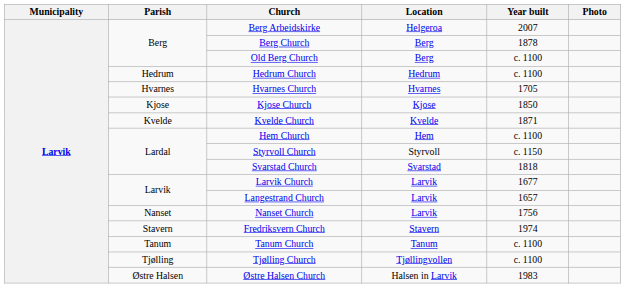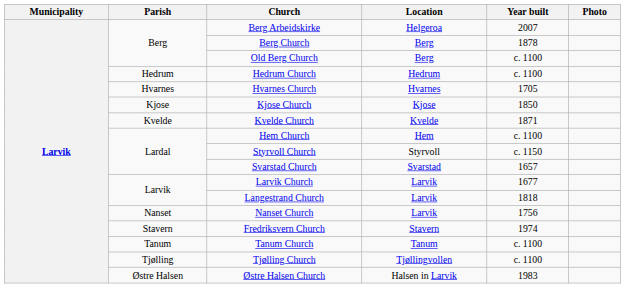(528, 167) 1818 -> (528, 167) 1657
(528, 197) 1657 -> (528, 197) 1818
